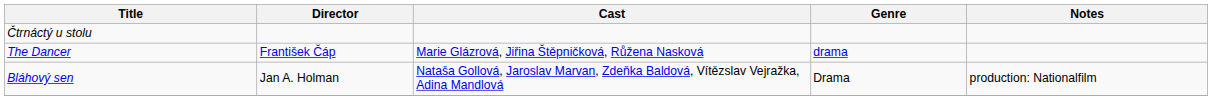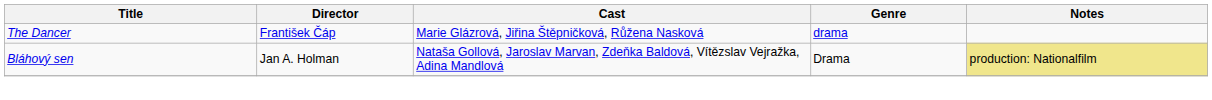- row: (49, 33)
(1033, 78) no background -> (1033, 59) khaki background
